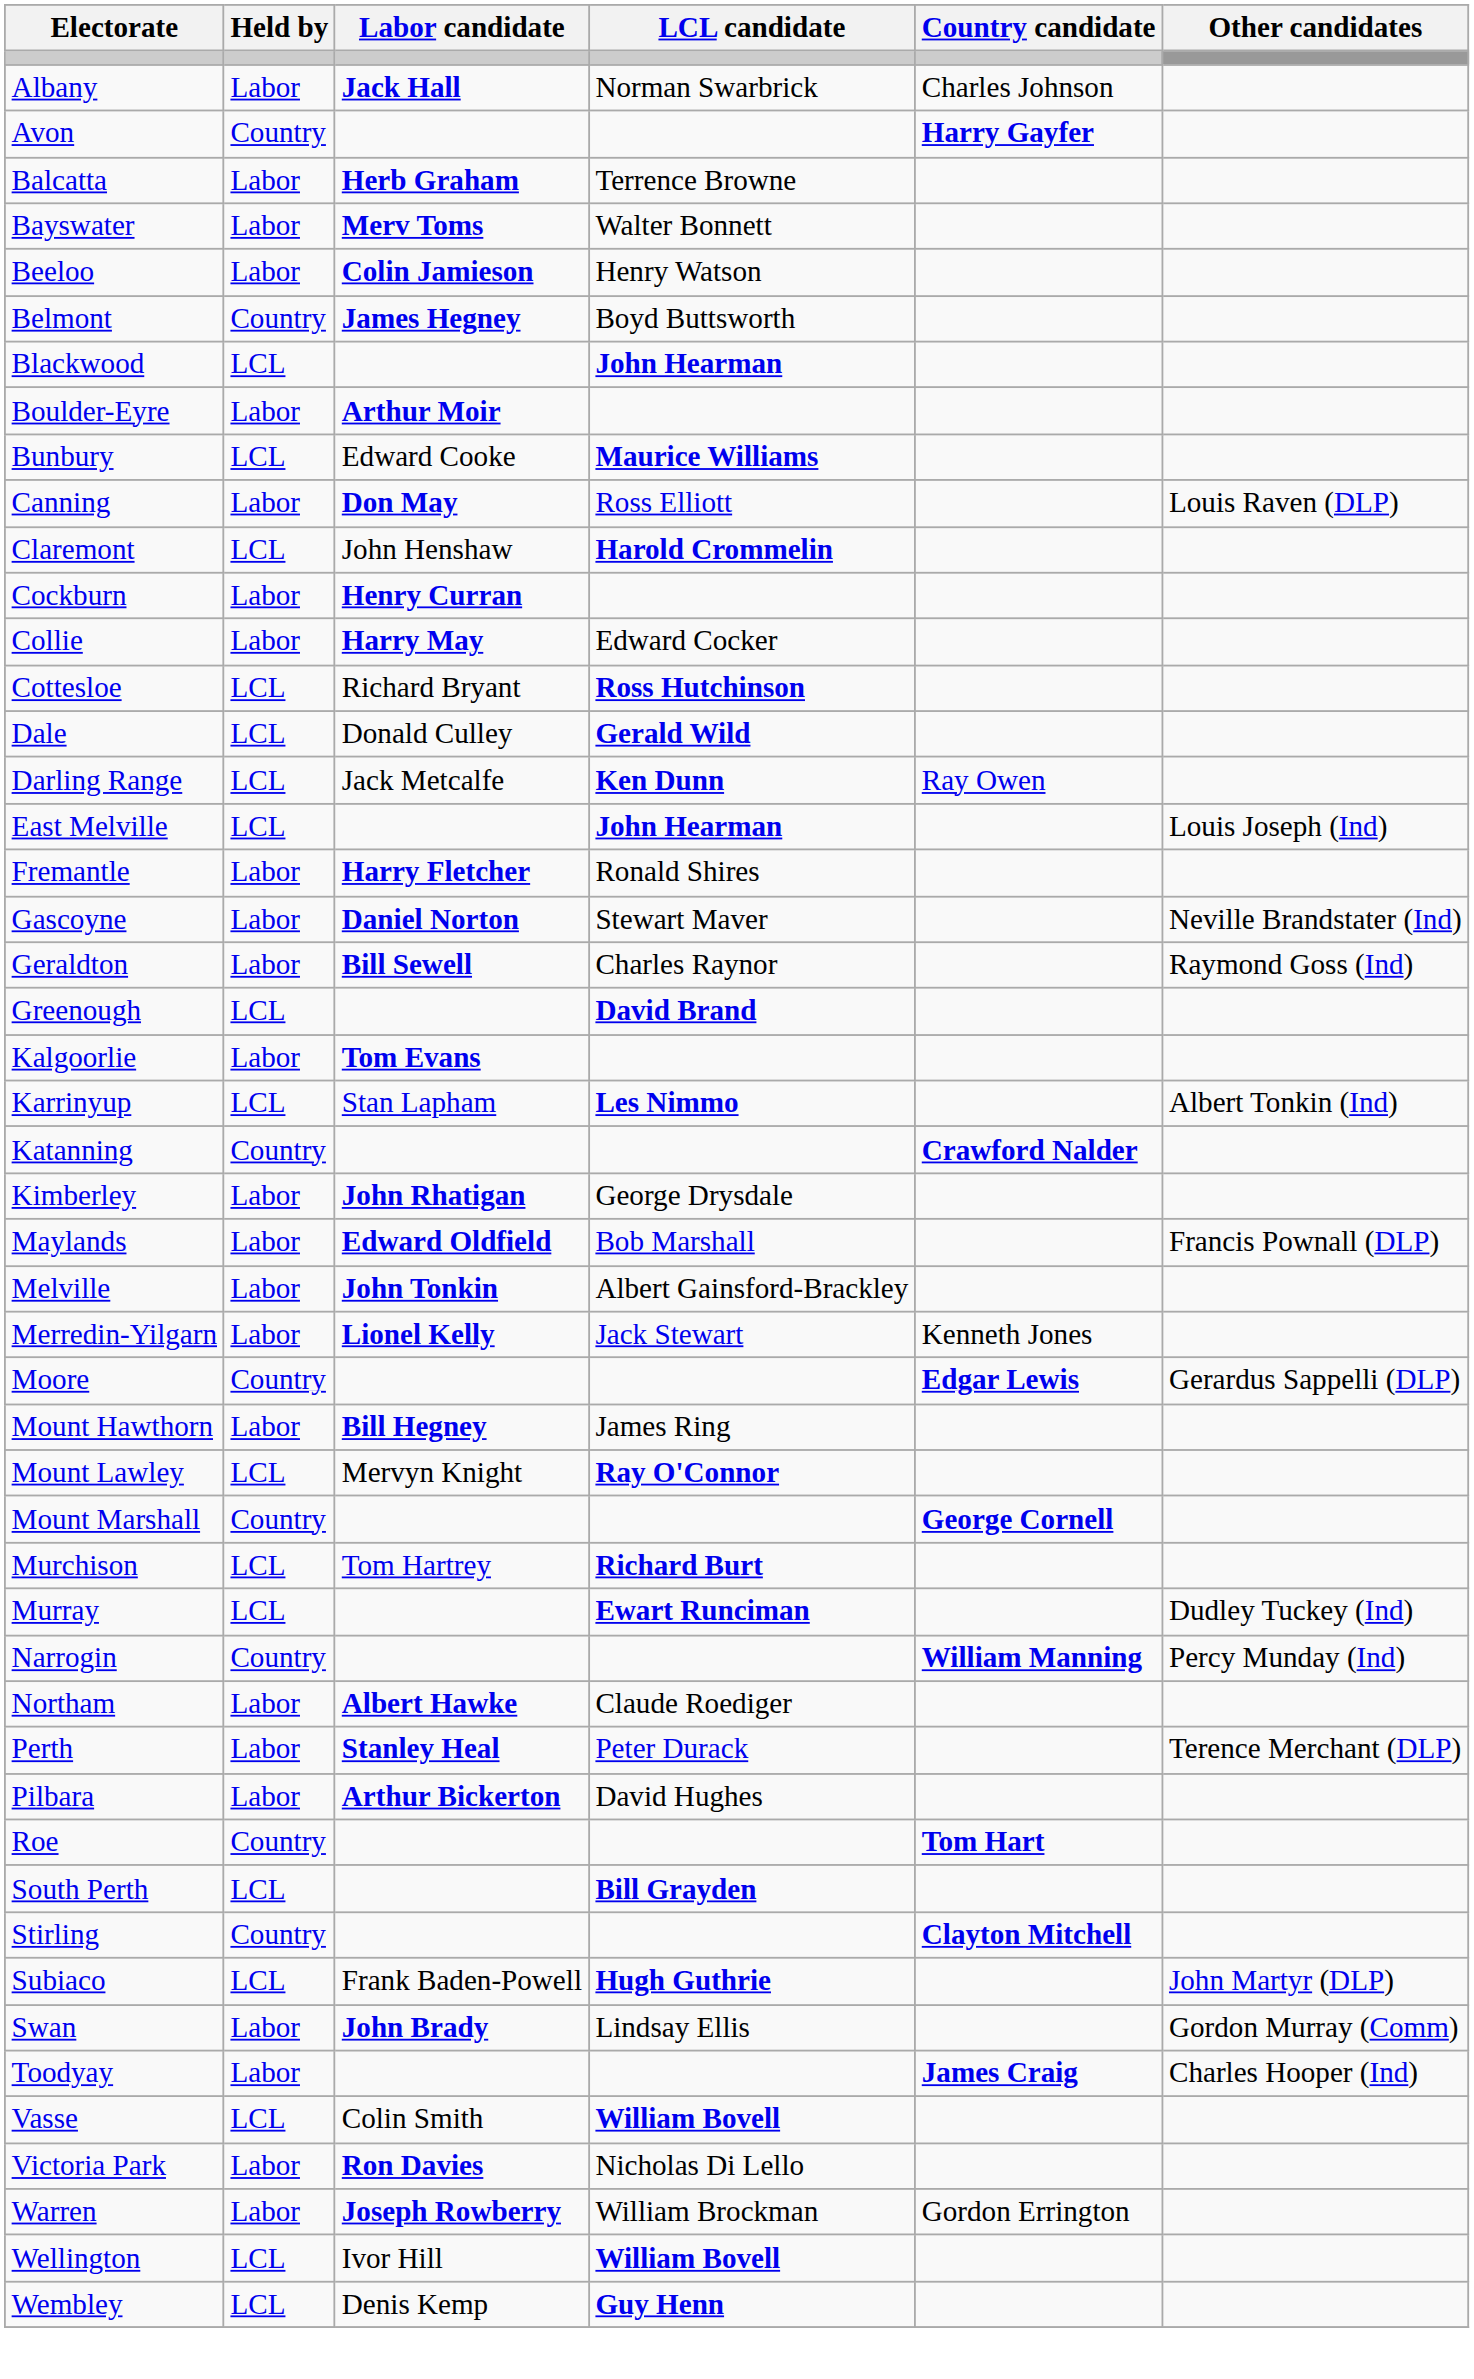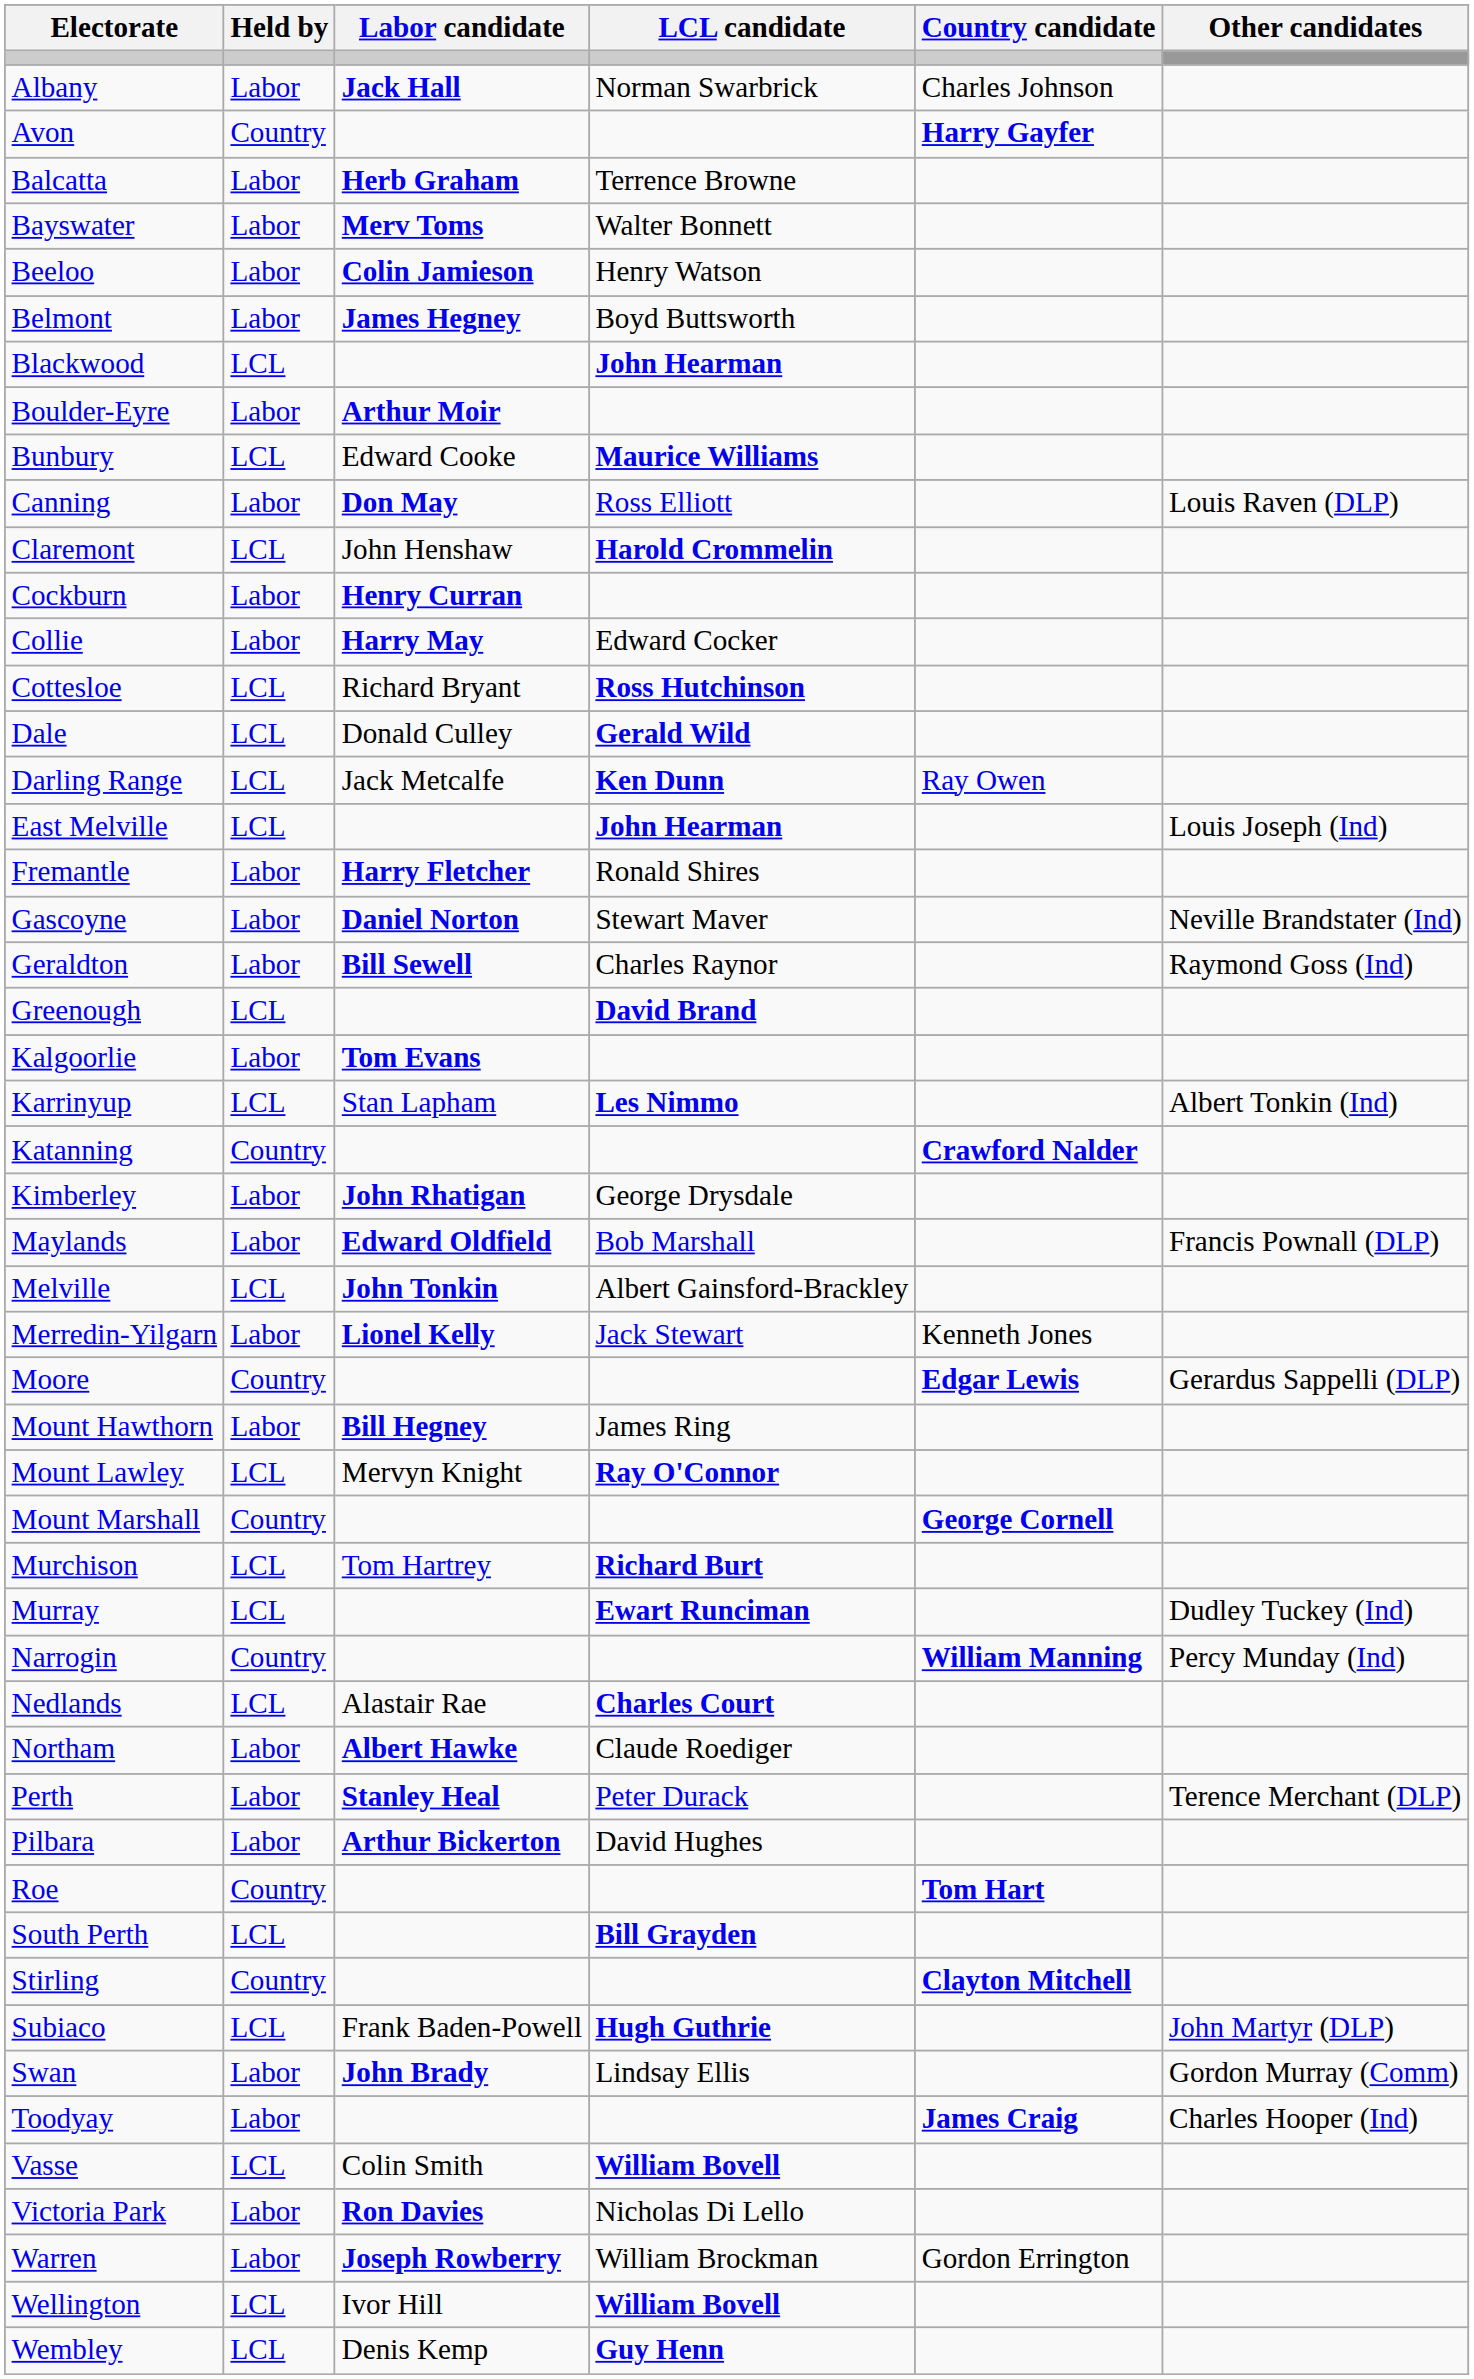(278, 318) Country -> (265, 318) Labor
(265, 1287) Labor -> (258, 1287) LCL
+ row: (67, 1703)
